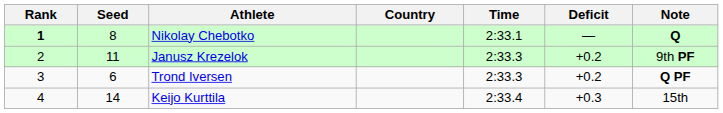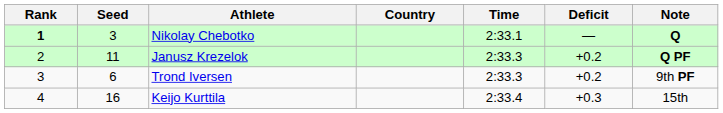(113, 35) 8 -> (113, 35) 3
(675, 56) 9th PF -> (675, 56) Q PF
(675, 77) Q PF -> (675, 77) 9th PF
(113, 98) 14 -> (113, 98) 16
